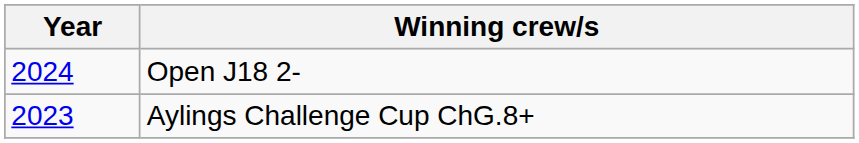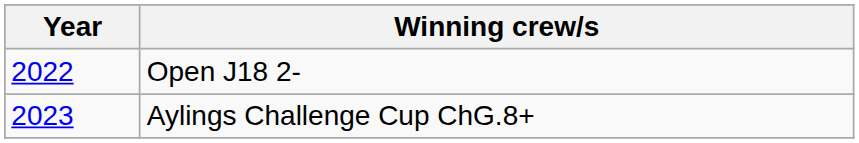(42, 71) 2024 -> (42, 71) 2022
